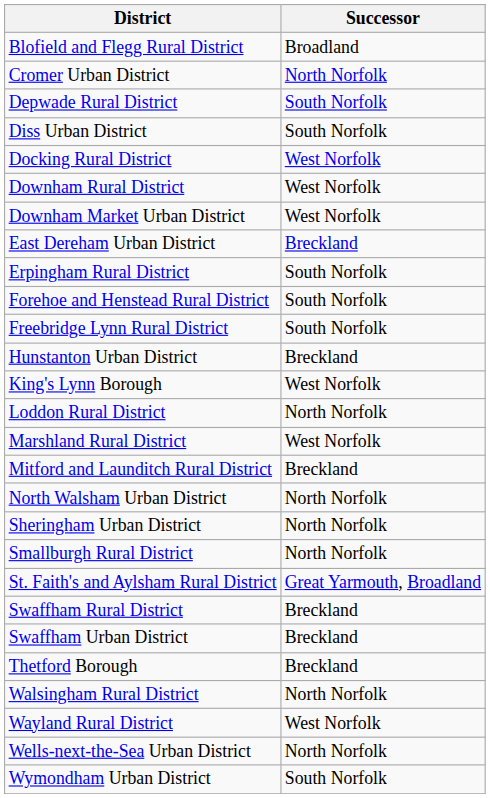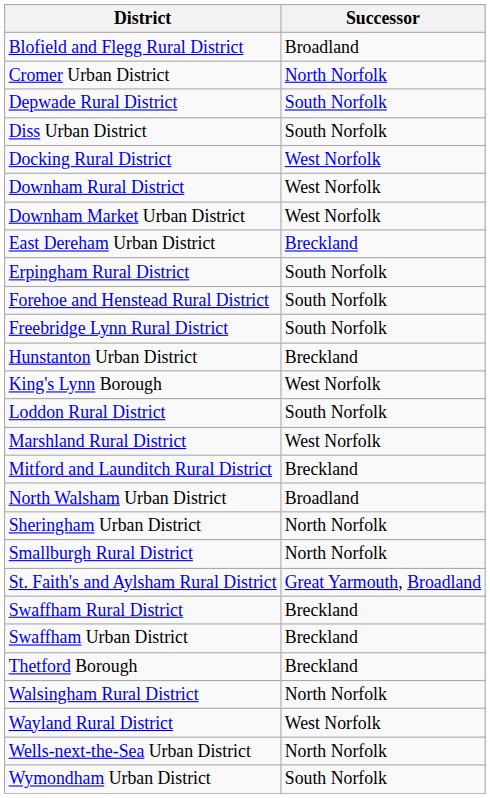(336, 412) North Norfolk -> (336, 412) South Norfolk
(336, 497) North Norfolk -> (322, 497) Broadland
